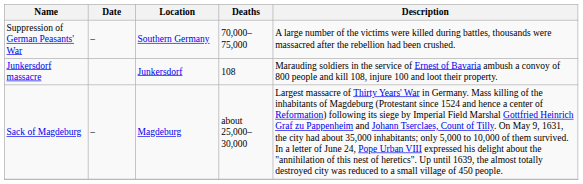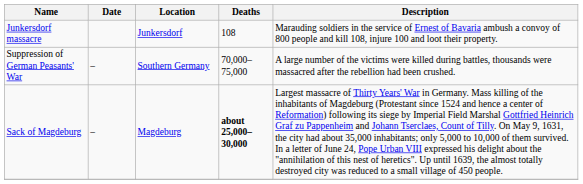rows swapped: (40, 39) <-> (29, 72)
(237, 132) normal -> (237, 132) bold
